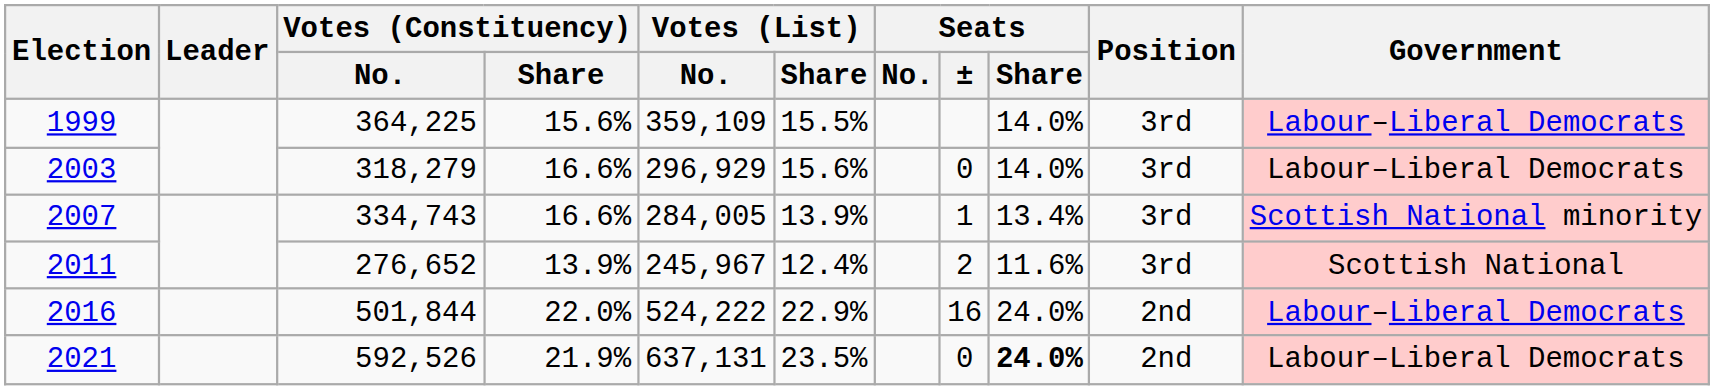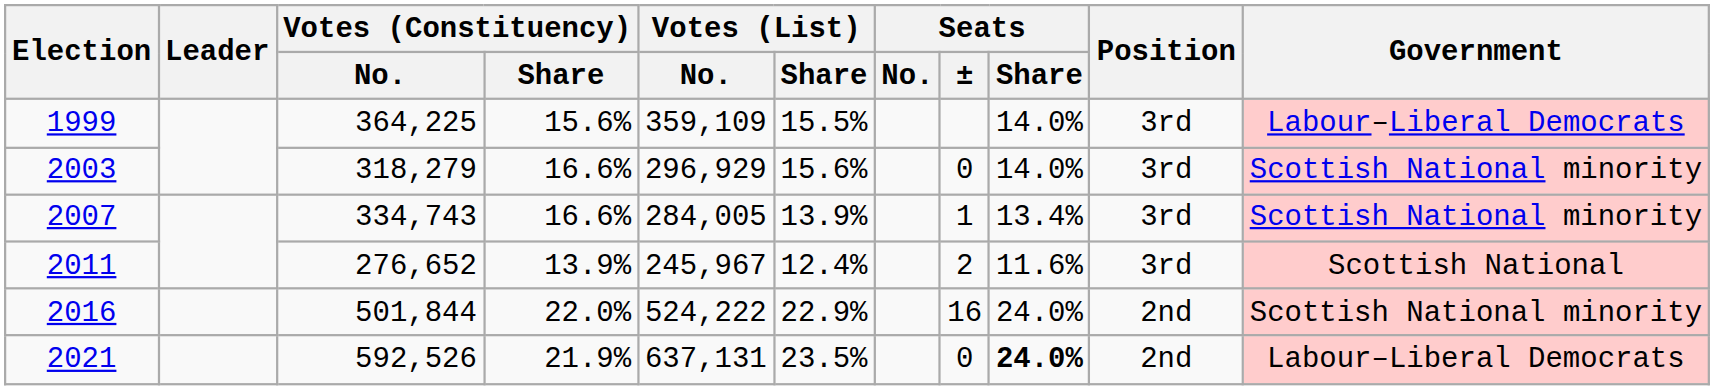(1476, 170) Labour–Liberal Democrats -> (1476, 170) Scottish National minority
(1476, 312) Labour–Liberal Democrats -> (1476, 312) Scottish National minority
